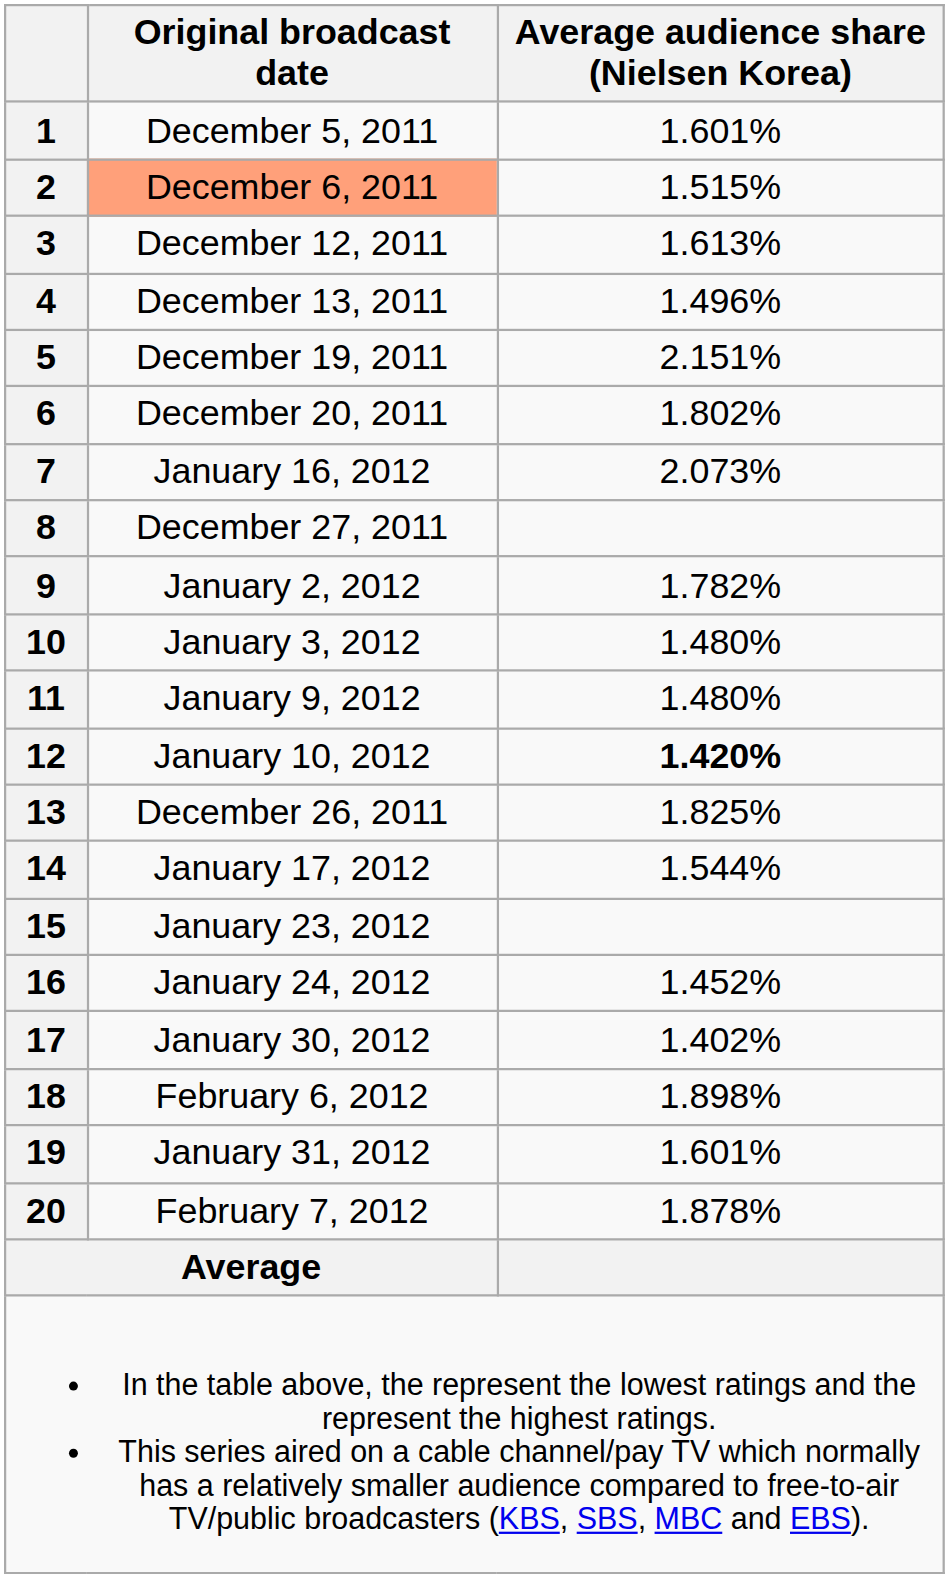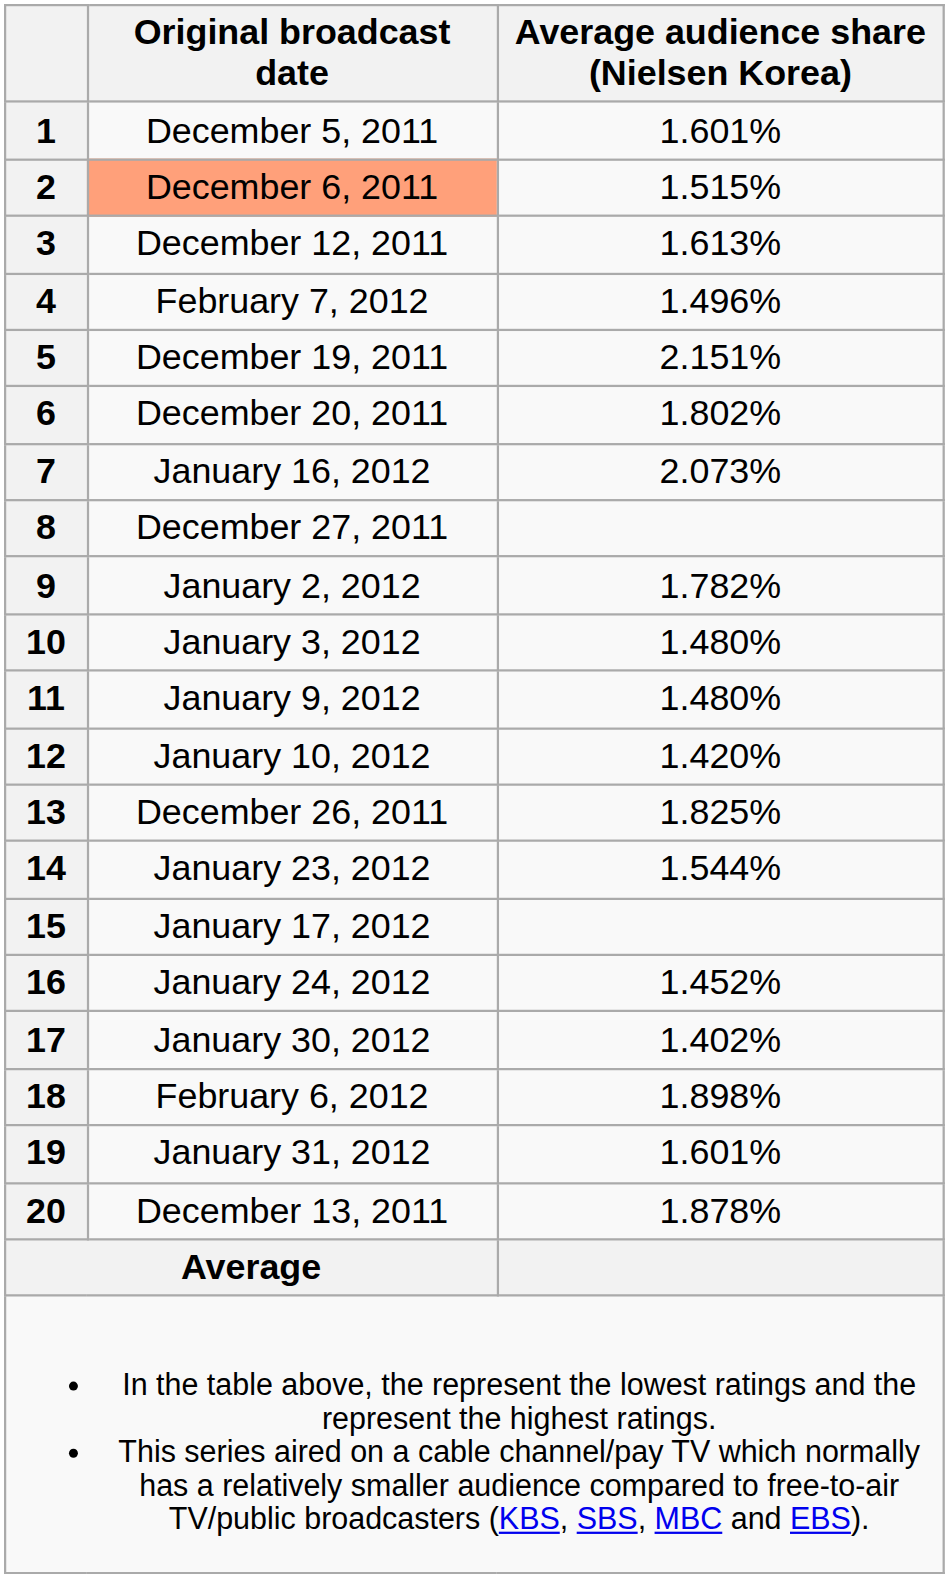(292, 300) December 13, 2011 -> (292, 300) February 7, 2012
(720, 755) bold -> (720, 755) normal
(292, 868) January 17, 2012 -> (292, 868) January 23, 2012
(292, 925) January 23, 2012 -> (292, 925) January 17, 2012
(292, 1210) February 7, 2012 -> (292, 1210) December 13, 2011
